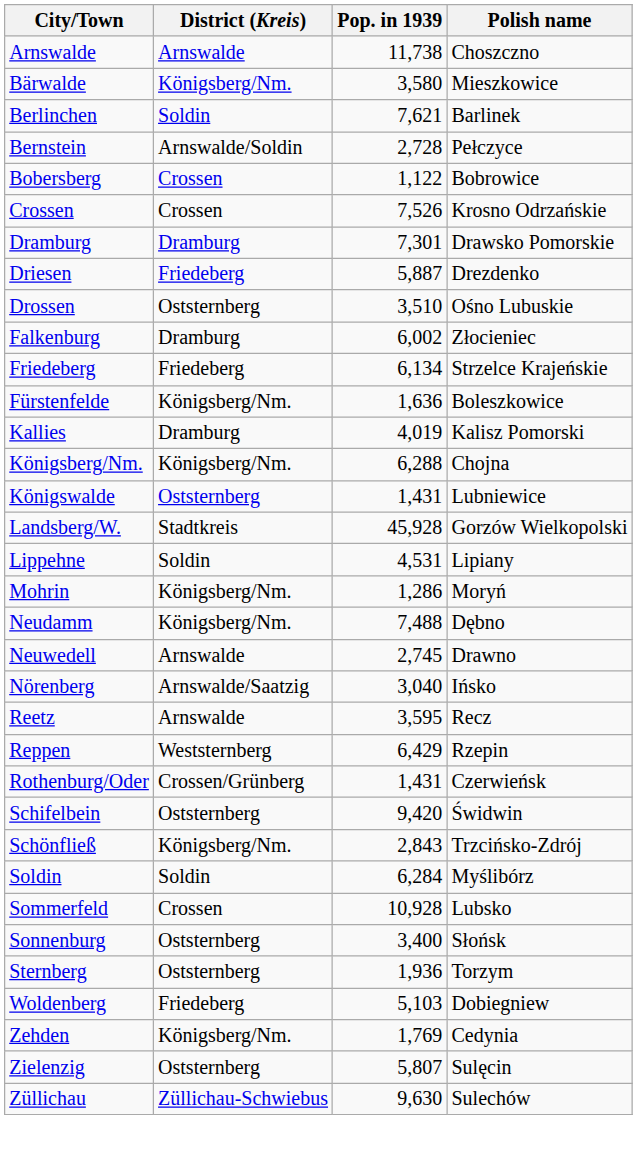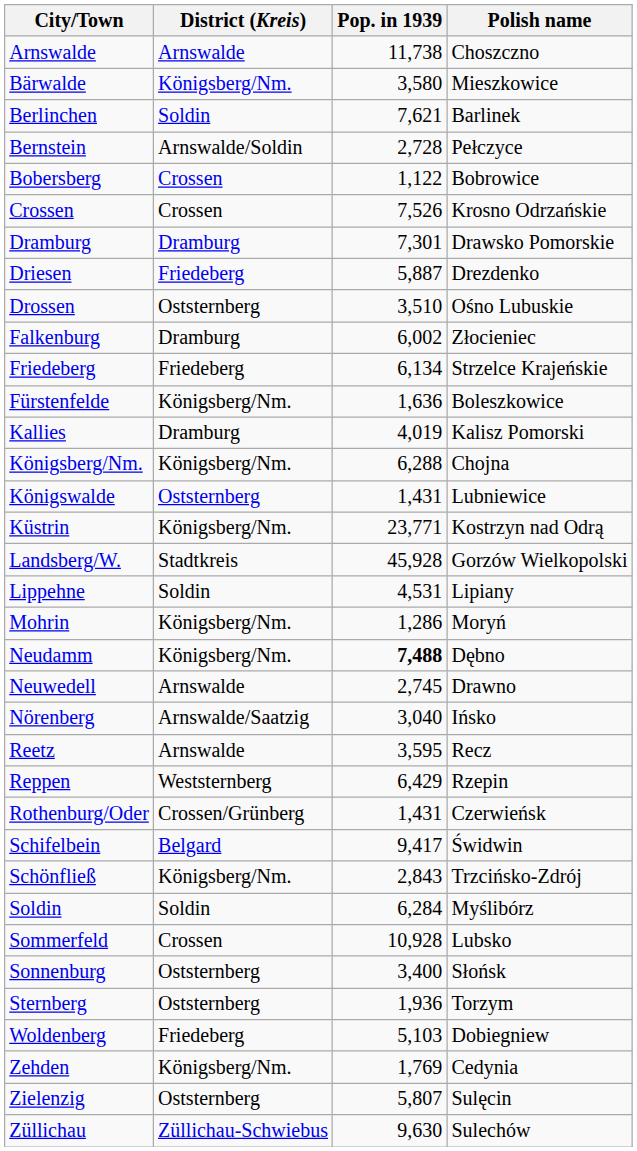+ row: (39, 527)
(420, 623) normal -> (420, 654) bold
(209, 813) Oststernberg -> (190, 845) Belgard
(420, 813) 9,420 -> (420, 845) 9,417
